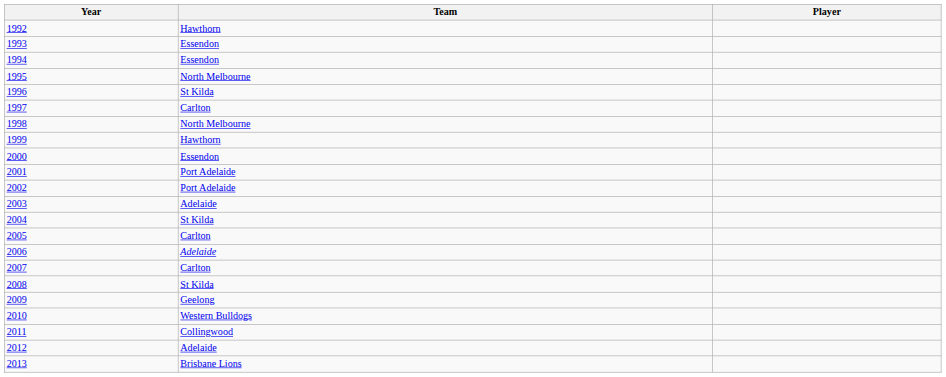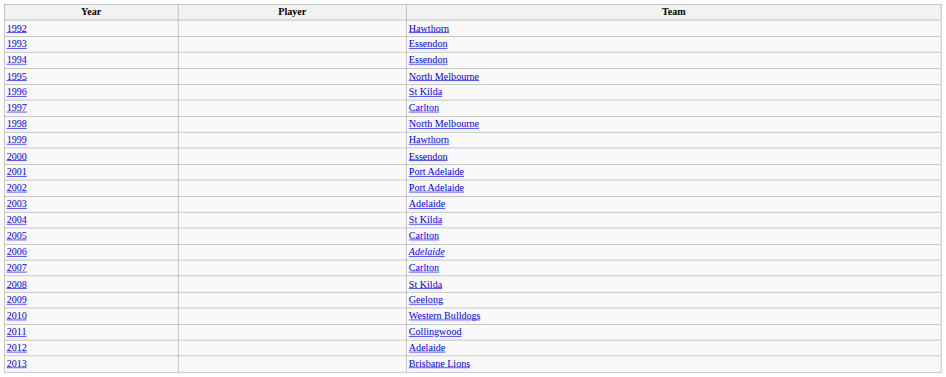columns swapped: (827, 12) <-> (445, 12)
